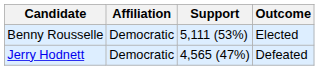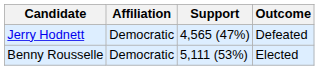rows swapped: (55, 34) <-> (46, 55)
